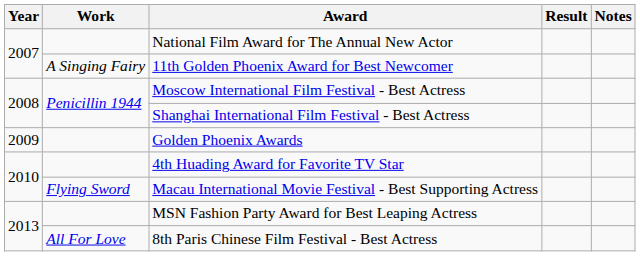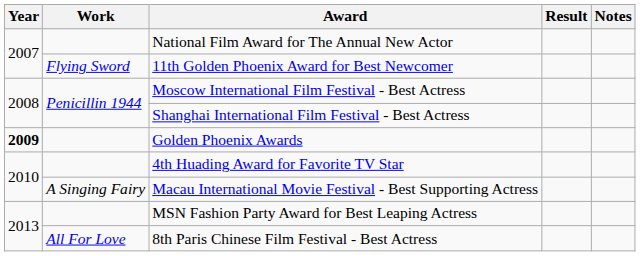(96, 66) A Singing Fairy -> (88, 66) Flying Sword
(24, 139) normal -> (24, 139) bold
(88, 189) Flying Sword -> (96, 189) A Singing Fairy
